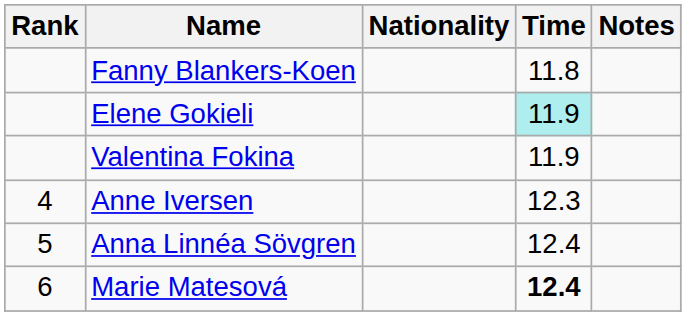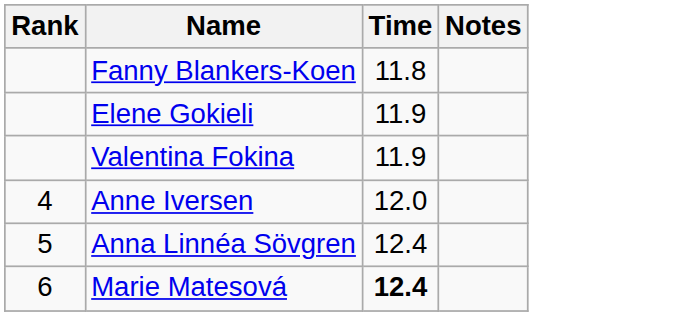- column: (439, 26)
(554, 113) paleturquoise background -> (400, 113) no background
(554, 200) 12.3 -> (400, 200) 12.0
